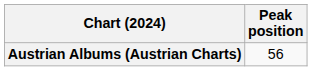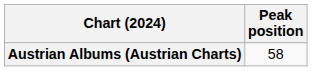(276, 54) 56 -> (276, 54) 58
